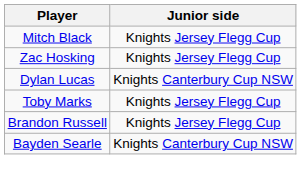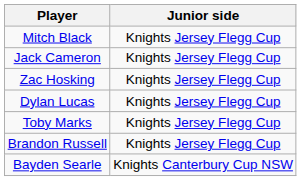+ row: (57, 58)
(203, 80) Knights Canterbury Cup NSW -> (203, 101) Knights Jersey Flegg Cup
